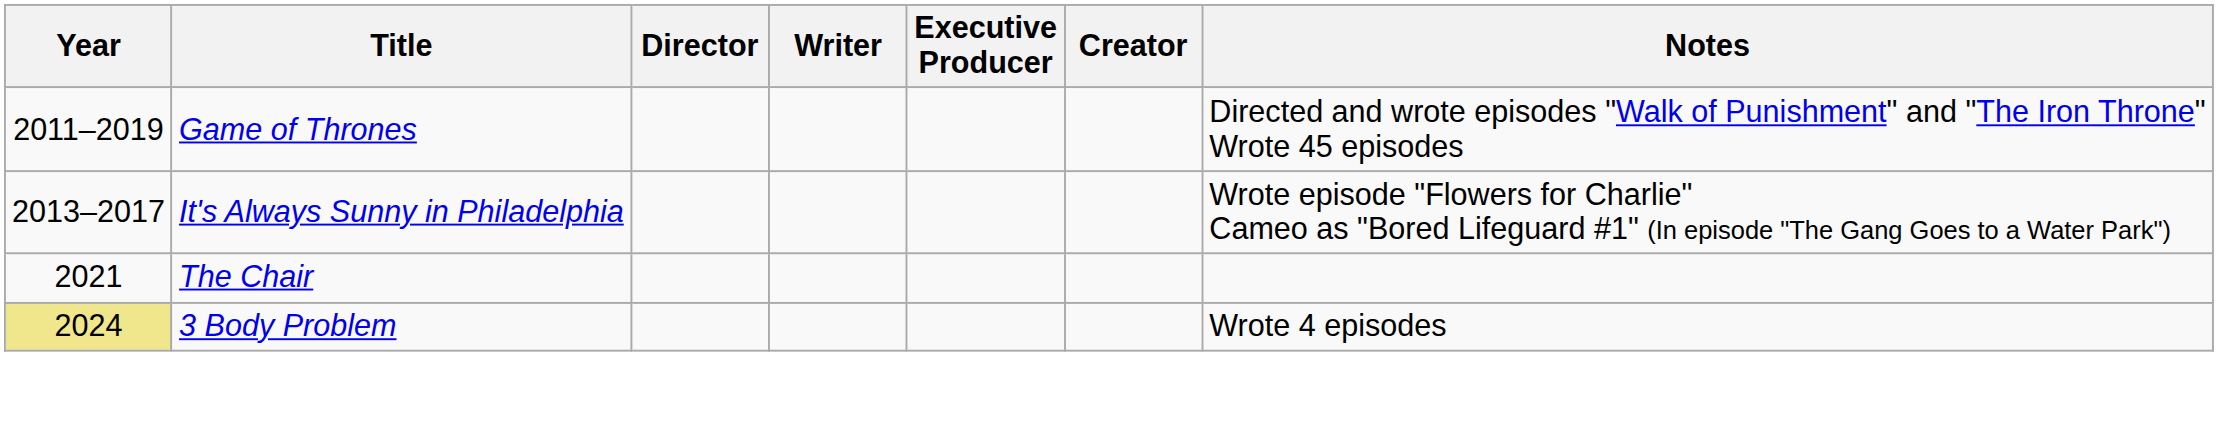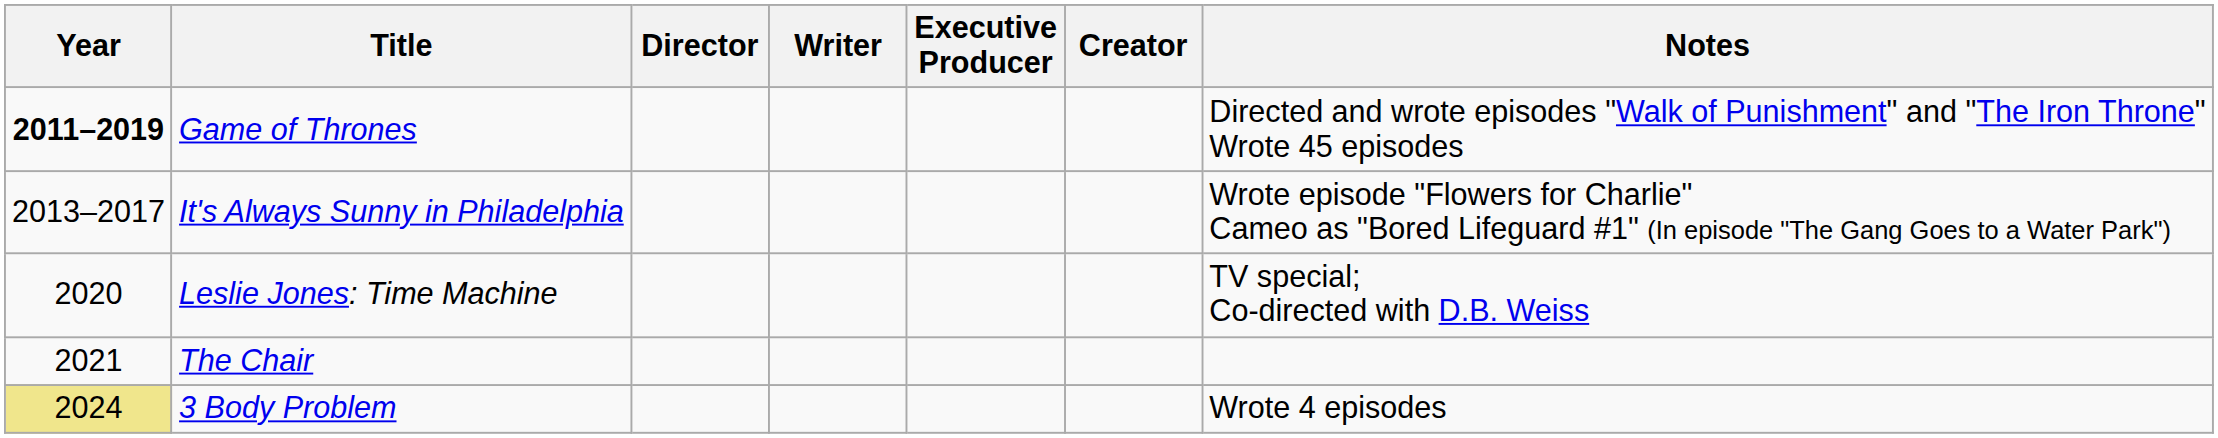(88, 128) normal -> (88, 128) bold
+ row: (368, 294)
